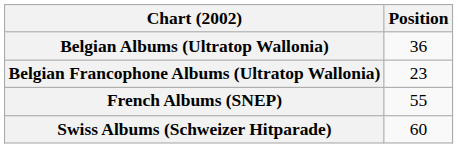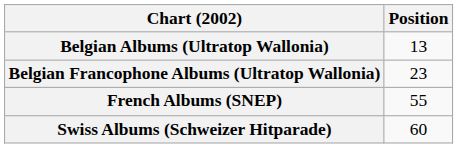(418, 45) 36 -> (418, 45) 13
